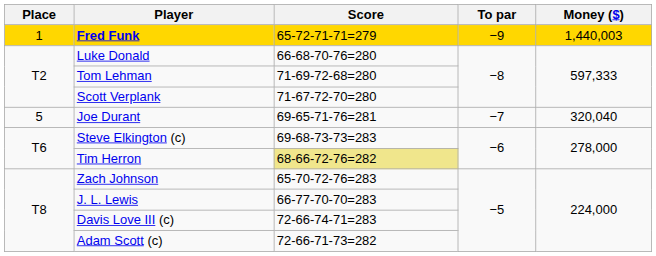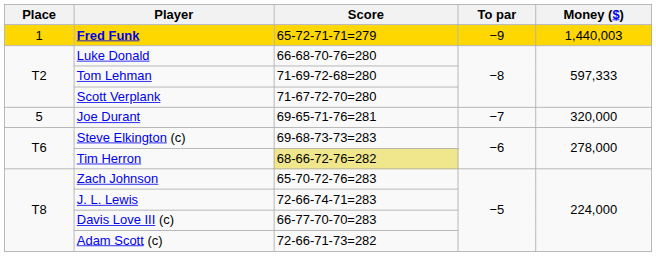(594, 117) 320,040 -> (594, 117) 320,000
(327, 199) 66-77-70-70=283 -> (327, 199) 72-66-74-71=283
(327, 220) 72-66-74-71=283 -> (327, 220) 66-77-70-70=283
